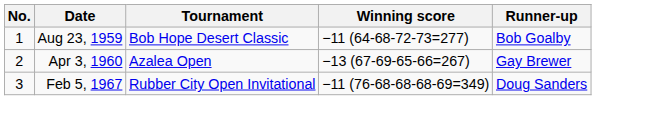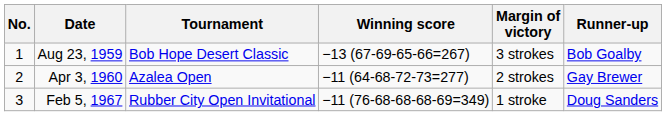+ column: (528, 24)
(395, 39) −11 (64-68-72-73=277) -> (396, 55) −13 (67-69-65-66=267)
(396, 61) −13 (67-69-65-66=267) -> (395, 77) −11 (64-68-72-73=277)
